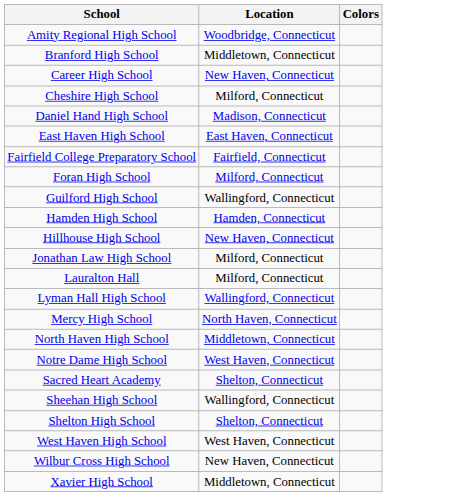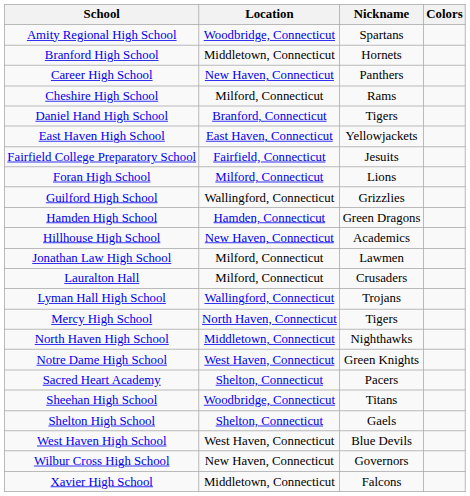+ column: (382, 14)
(269, 116) Madison, Connecticut -> (269, 116) Branford, Connecticut
(269, 400) Wallingford, Connecticut -> (269, 400) Woodbridge, Connecticut
